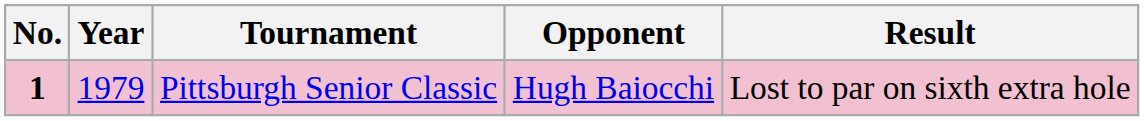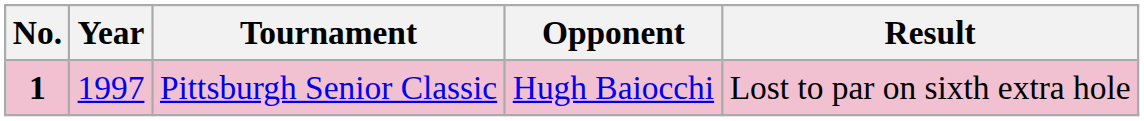(111, 87) 1979 -> (111, 87) 1997
